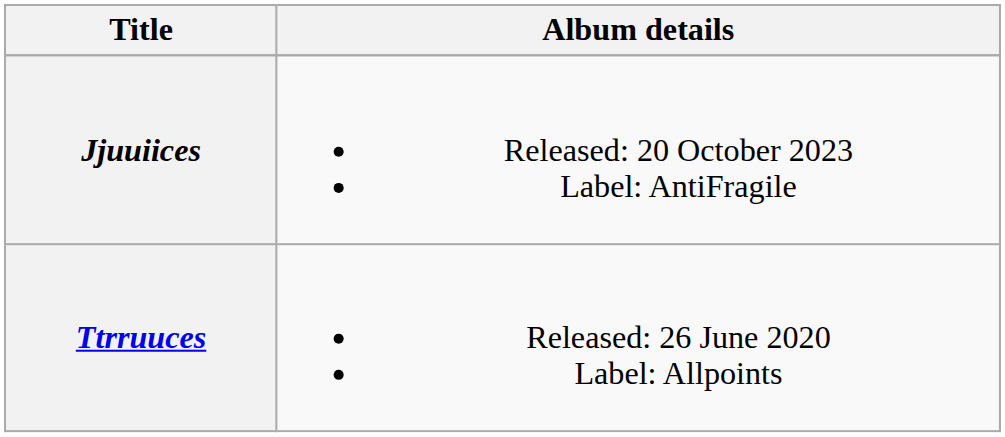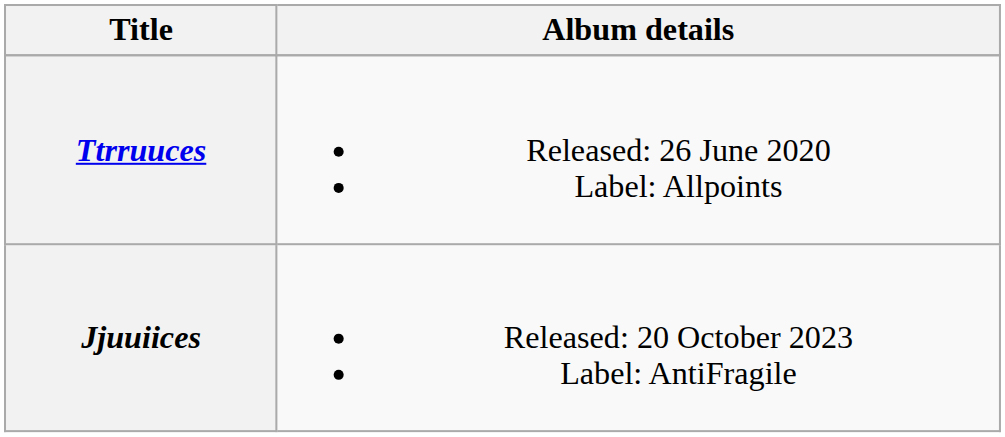rows swapped: (141, 337) <-> (141, 149)
